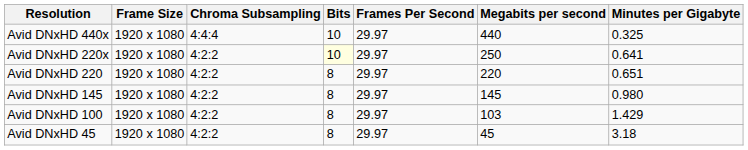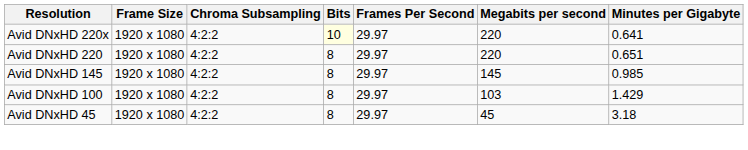- row: (58, 34)
(491, 54) 250 -> (491, 34) 220
(628, 94) 0.980 -> (628, 74) 0.985
